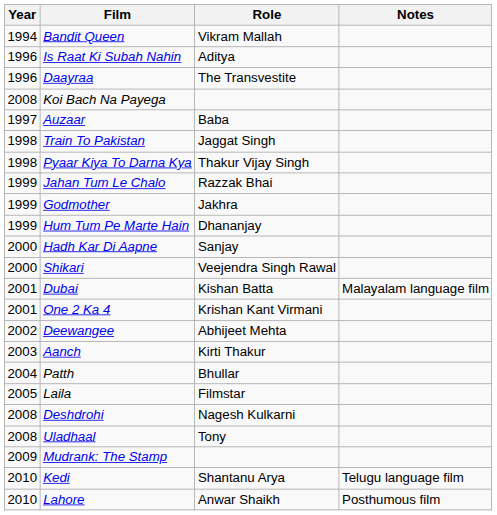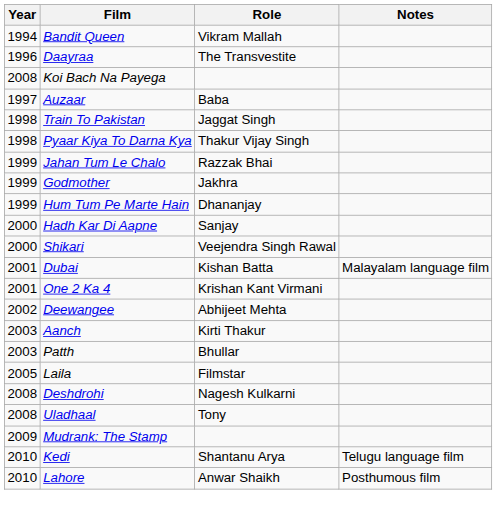- row: (112, 57)
(22, 373) 2004 -> (22, 352) 2003
